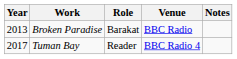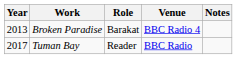(168, 29) BBC Radio -> (172, 29) BBC Radio 4
(172, 45) BBC Radio 4 -> (168, 45) BBC Radio
